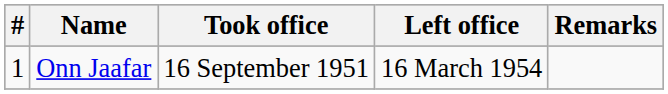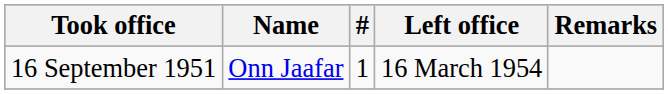columns swapped: (18, 25) <-> (266, 25)
